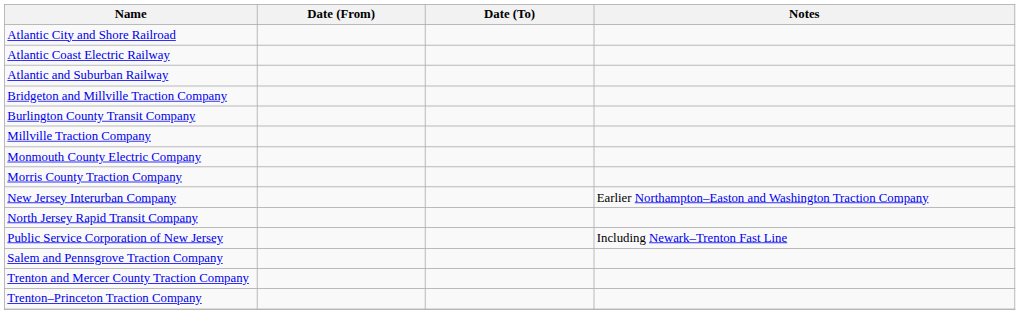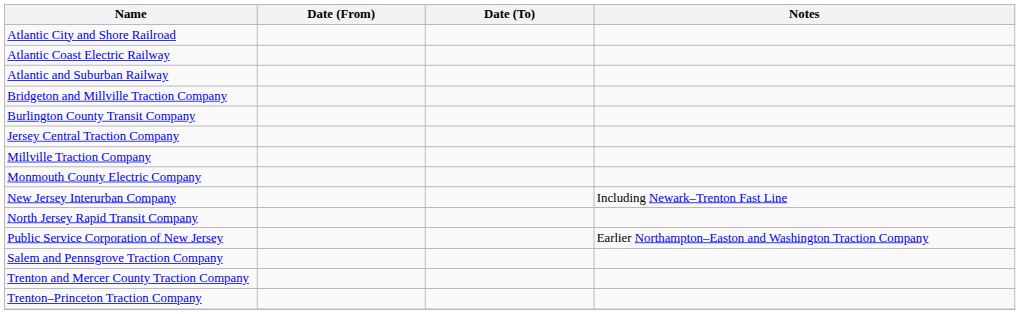+ row: (93, 136)
- row: (95, 177)
(763, 197) Earlier Northampton–Easton and Washington Traction Company -> (692, 197) Including Newark–Trenton Fast Line
(692, 237) Including Newark–Trenton Fast Line -> (763, 237) Earlier Northampton–Easton and Washington Traction Company
